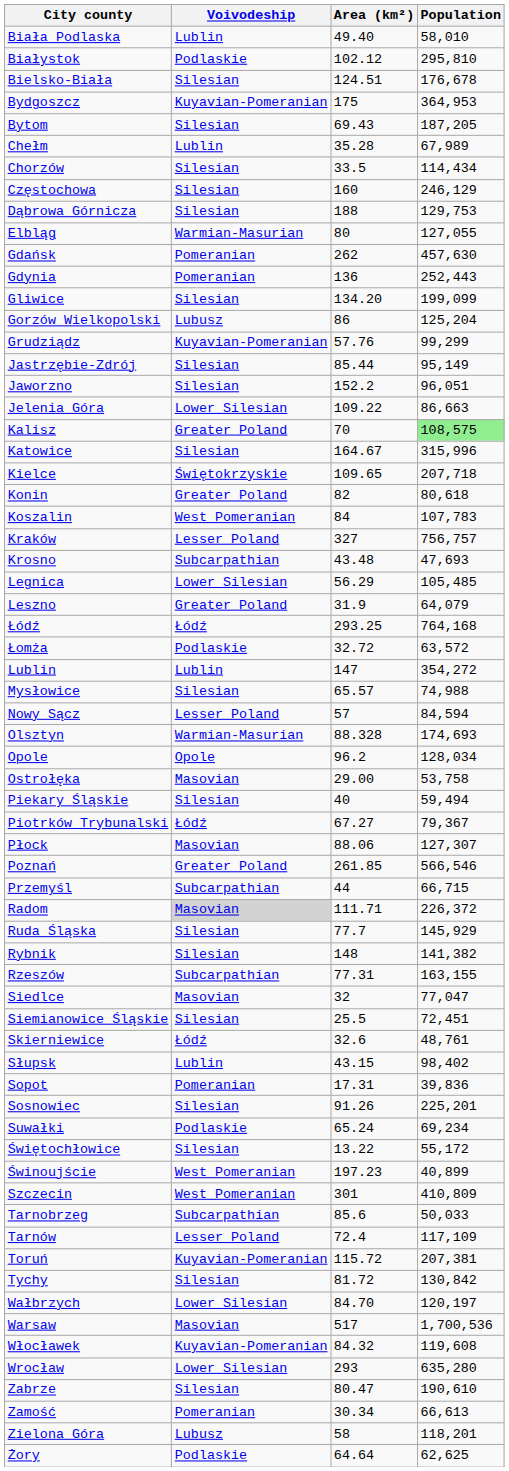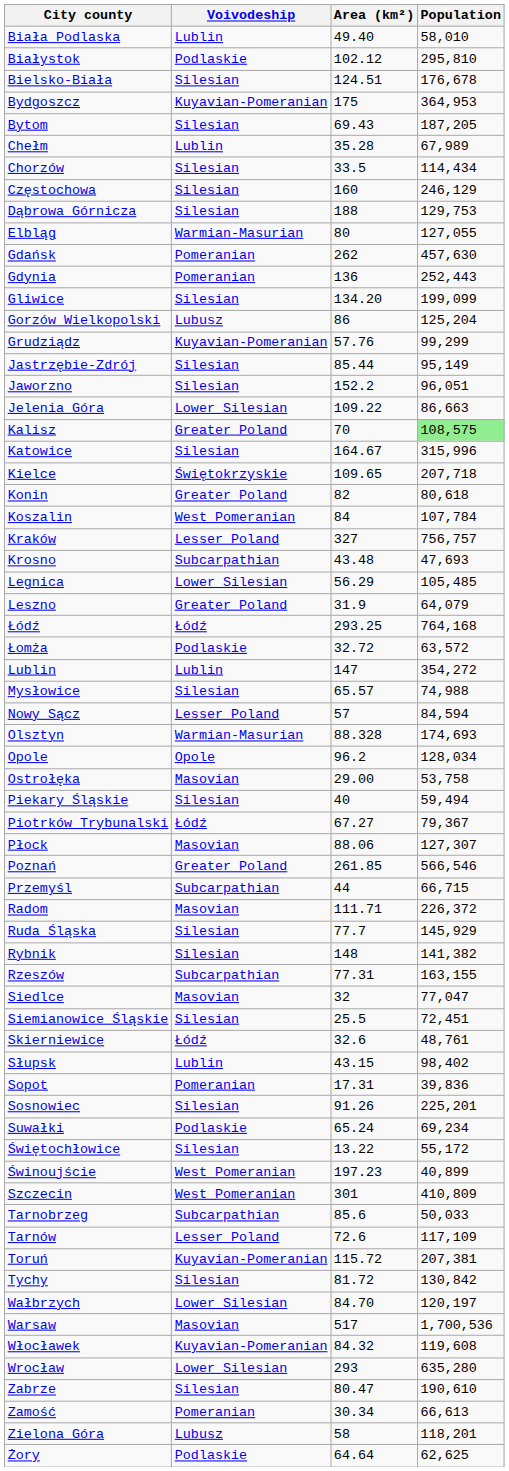(449, 517) 107,783 -> (449, 517) 107,784
(207, 910) lightgrey background -> (207, 910) no background
(350, 1238) 72.4 -> (350, 1238) 72.6
